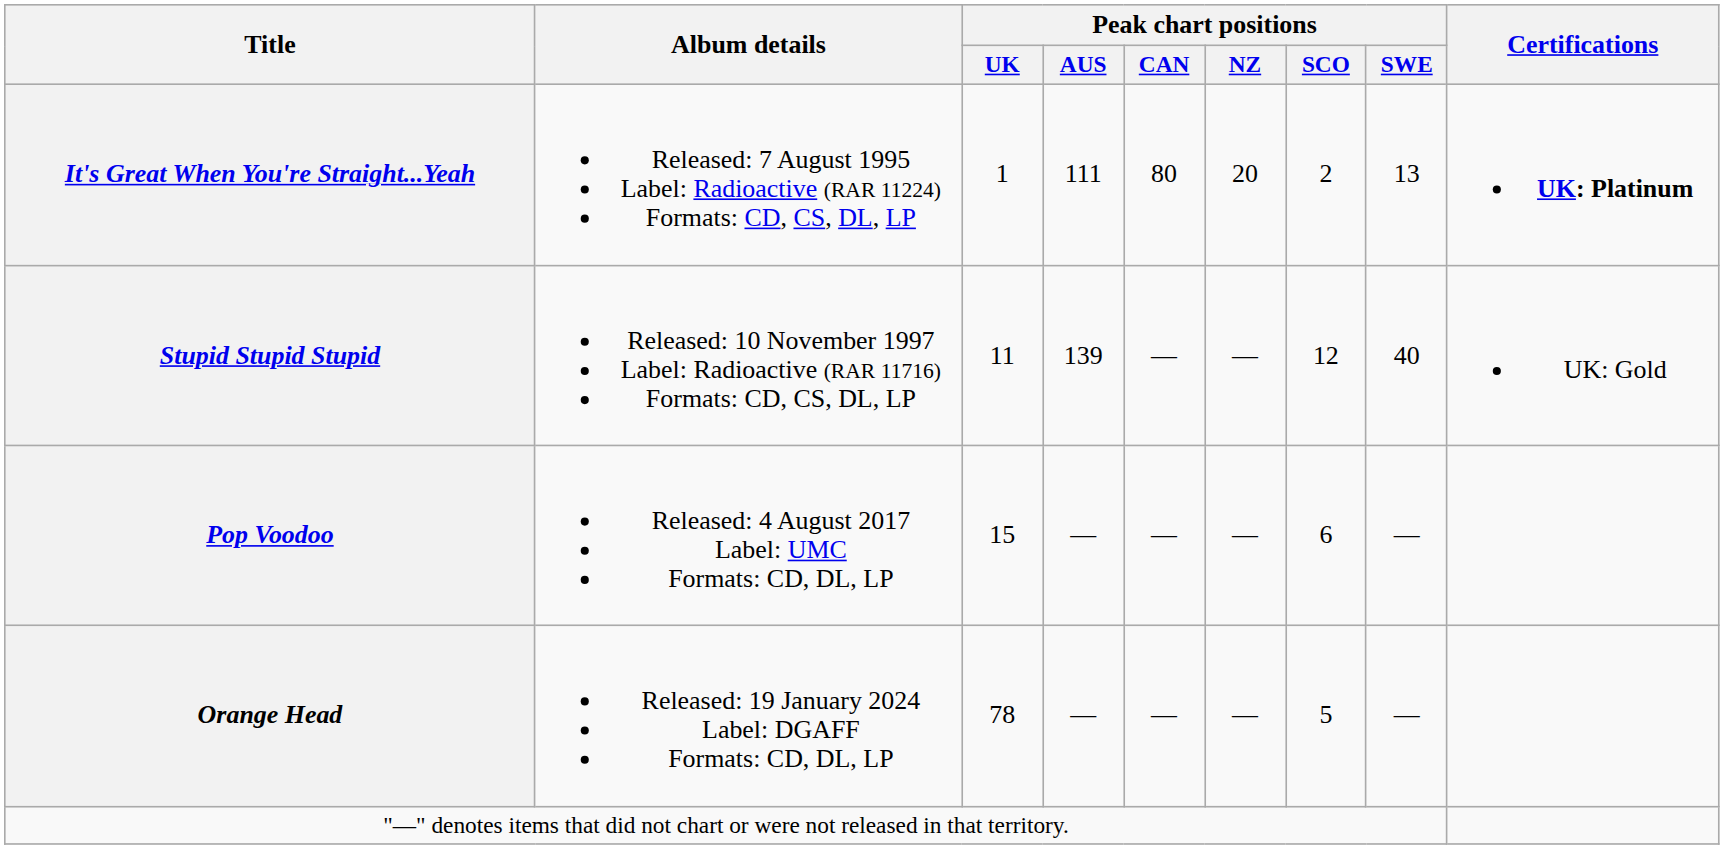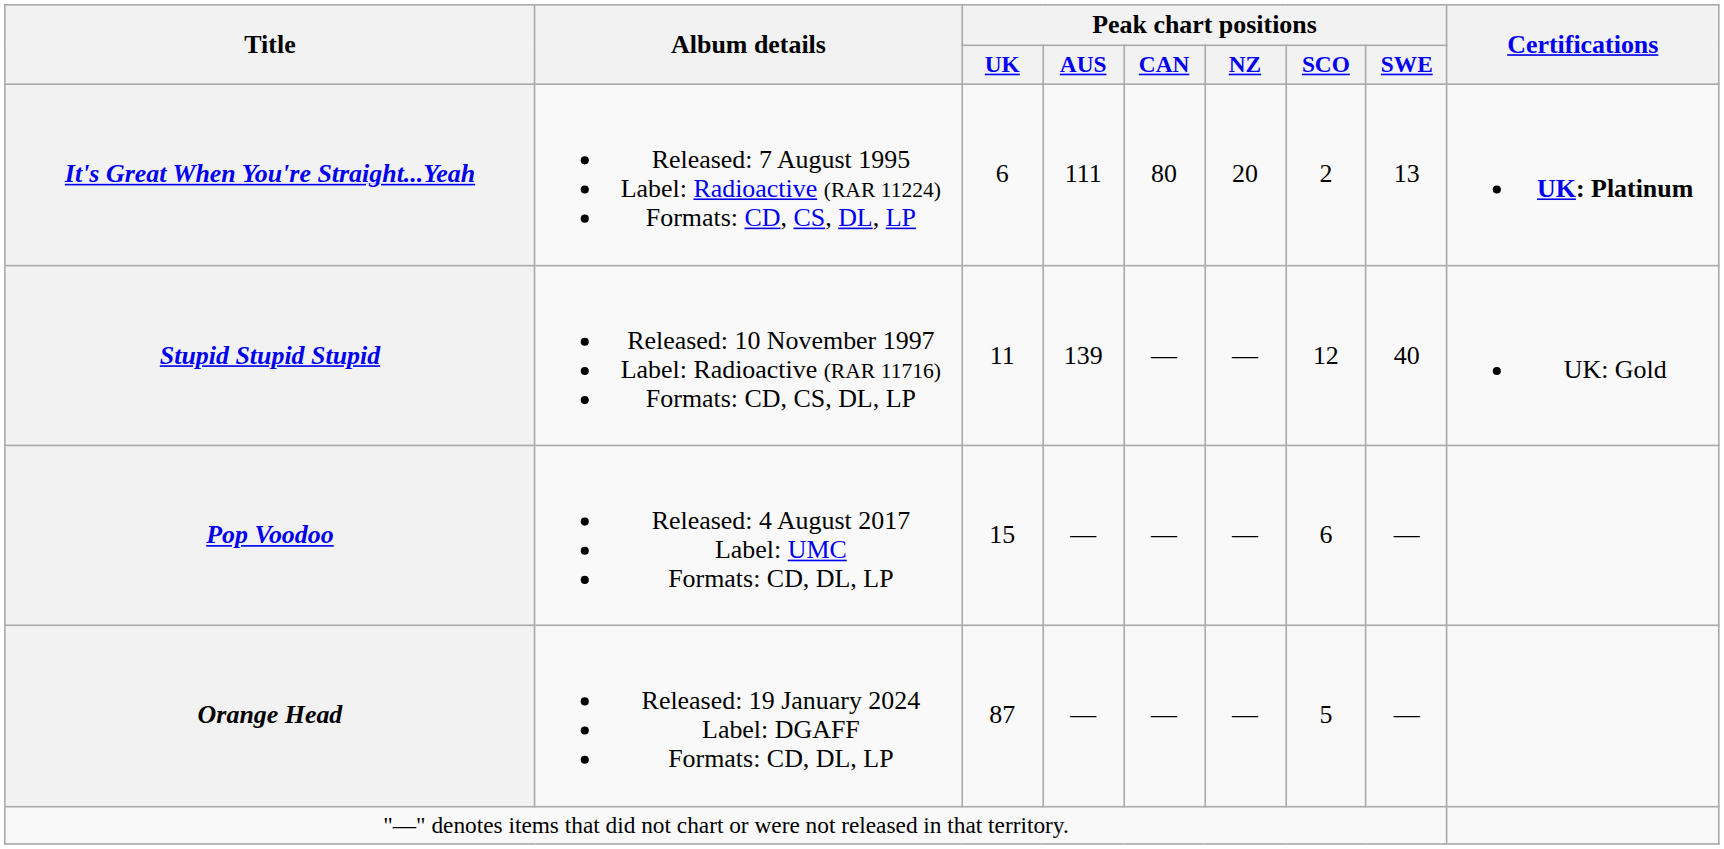(1002, 174) 1 -> (1002, 174) 6
(1002, 715) 78 -> (1002, 715) 87
